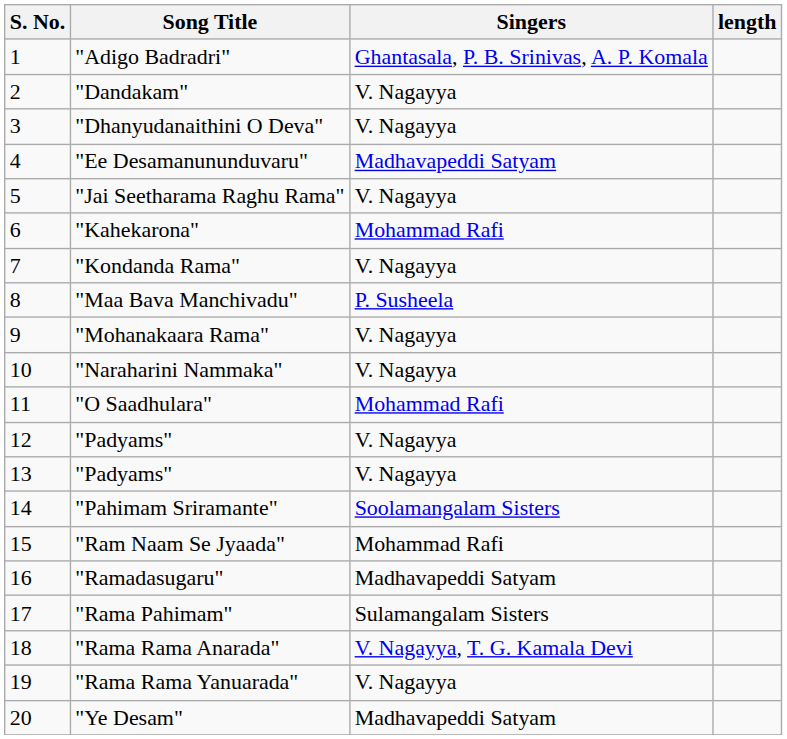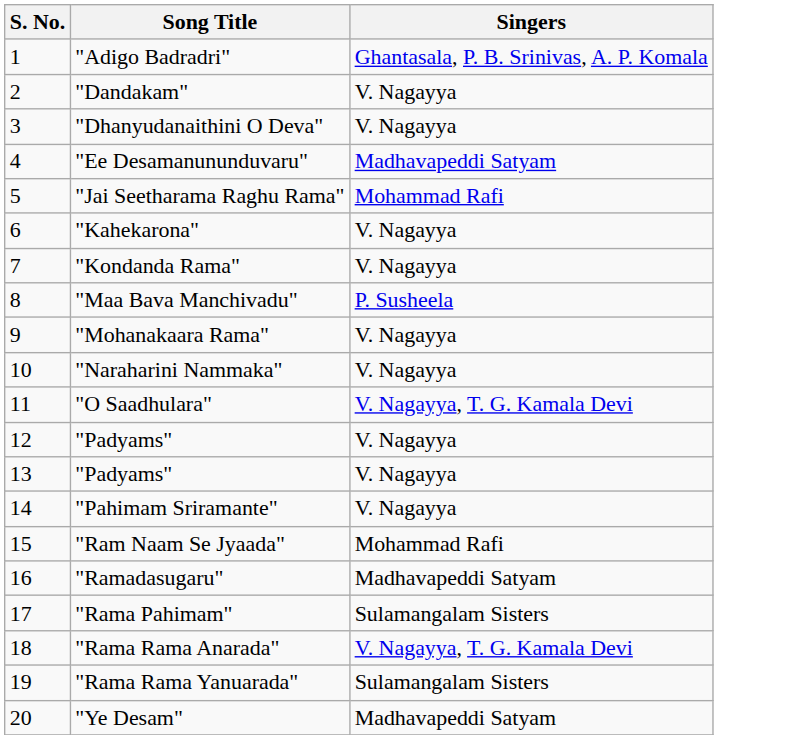- column: (747, 21)
(406, 195) V. Nagayya -> (429, 195) Mohammad Rafi
(429, 230) Mohammad Rafi -> (406, 230) V. Nagayya
(429, 404) Mohammad Rafi -> (494, 404) V. Nagayya, T. G. Kamala Devi
(457, 508) Soolamangalam Sisters -> (406, 508) V. Nagayya
(406, 682) V. Nagayya -> (452, 682) Sulamangalam Sisters
